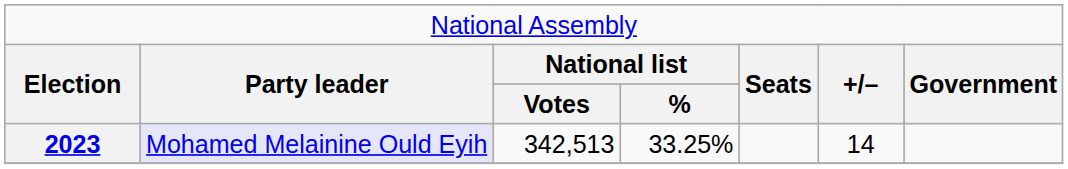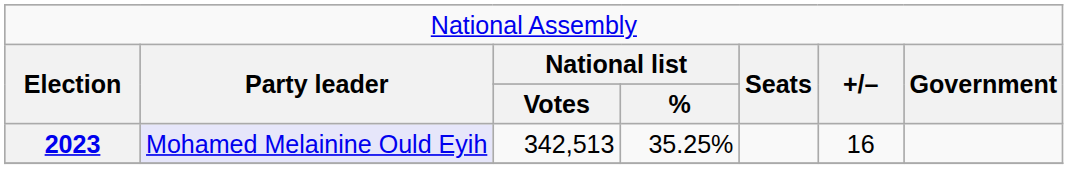(691, 144) 33.25% -> (691, 144) 35.25%
(861, 144) 14 -> (861, 144) 16
